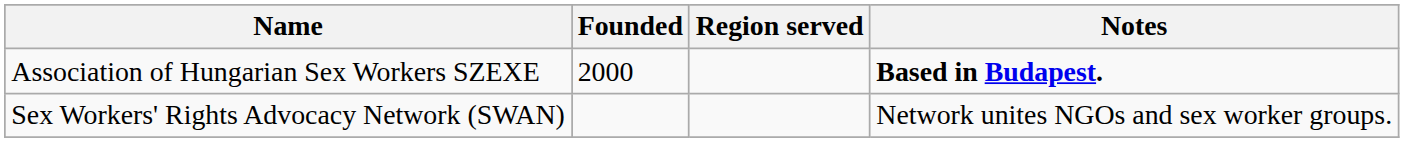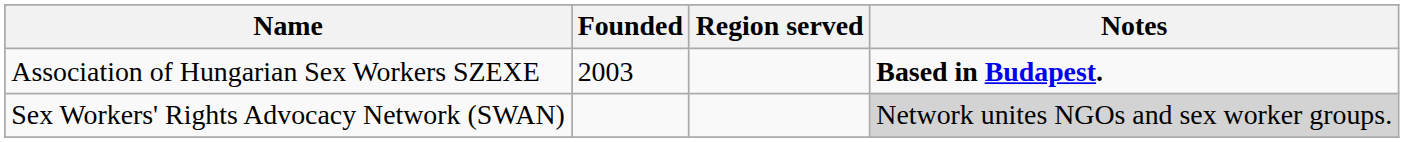(606, 70) 2000 -> (606, 70) 2003
(1134, 114) no background -> (1134, 114) lightgrey background
